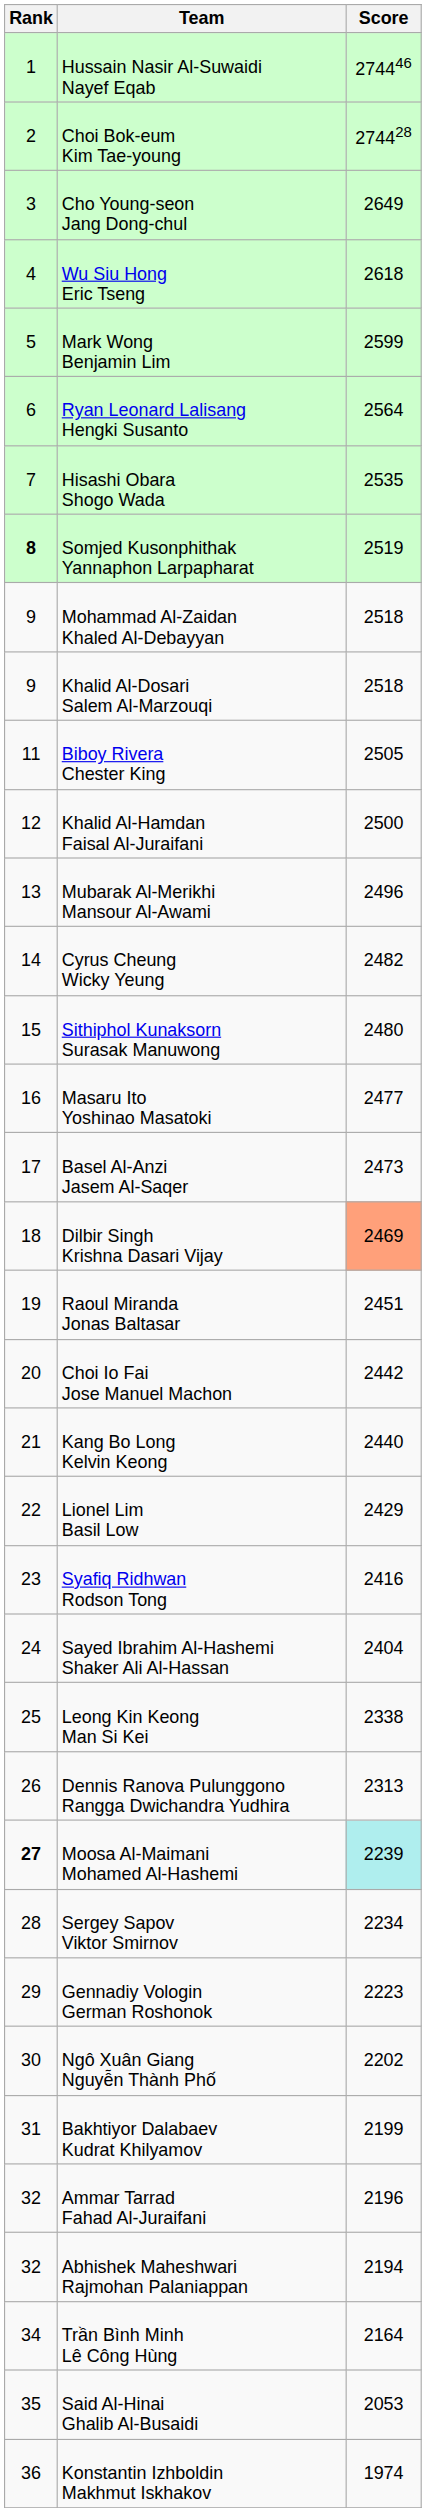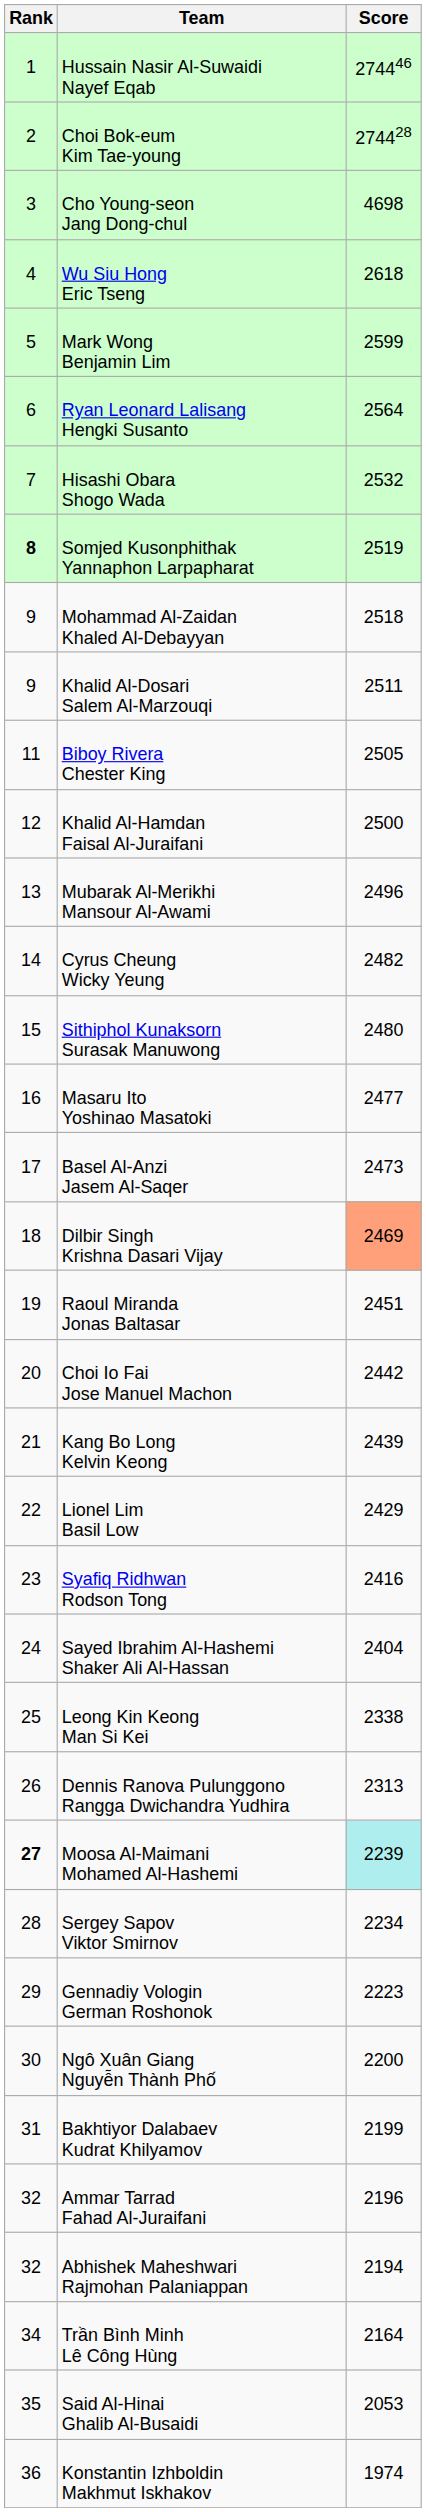(384, 204) 2649 -> (384, 204) 4698
(384, 479) 2535 -> (384, 479) 2532
(384, 685) 2518 -> (384, 685) 2511
(384, 1442) 2440 -> (384, 1442) 2439
(384, 2060) 2202 -> (384, 2060) 2200
